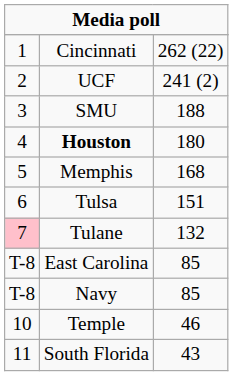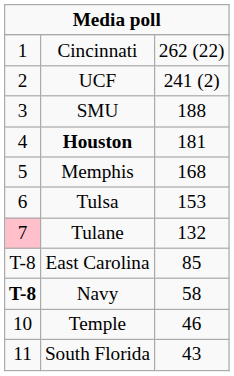(191, 141) 180 -> (192, 141) 181
(191, 202) 151 -> (192, 202) 153
(22, 293) normal -> (23, 293) bold
(191, 293) 85 -> (192, 293) 58
